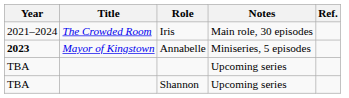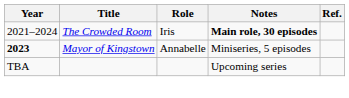(262, 31) normal -> (264, 31) bold
- row: (179, 84)
